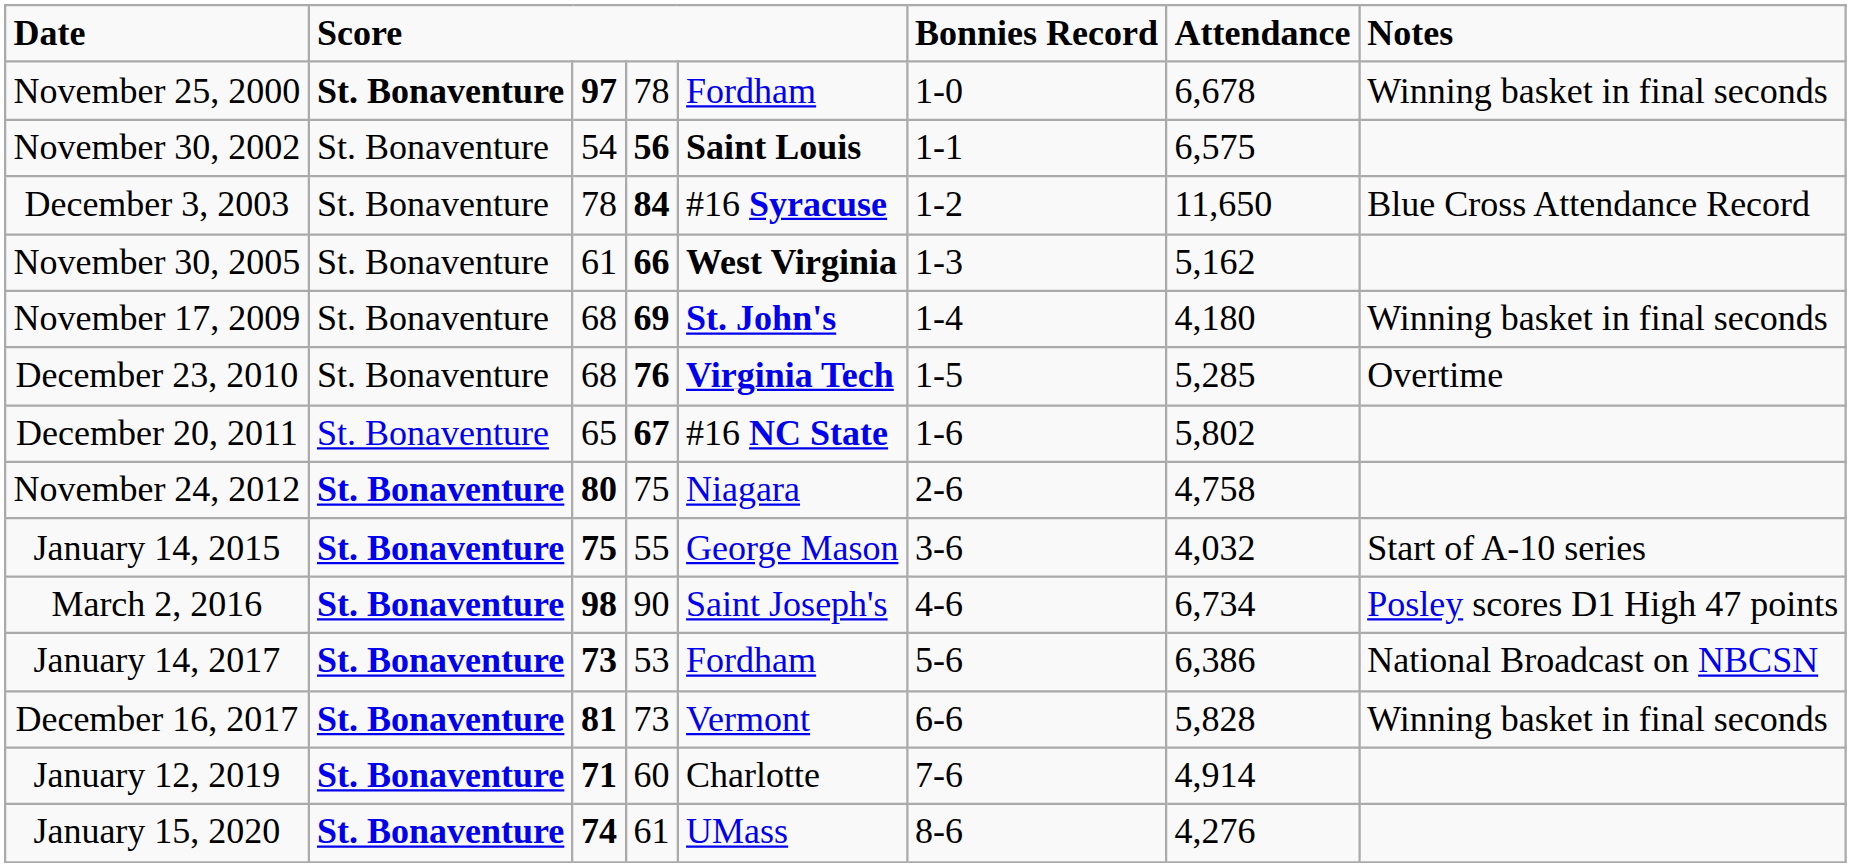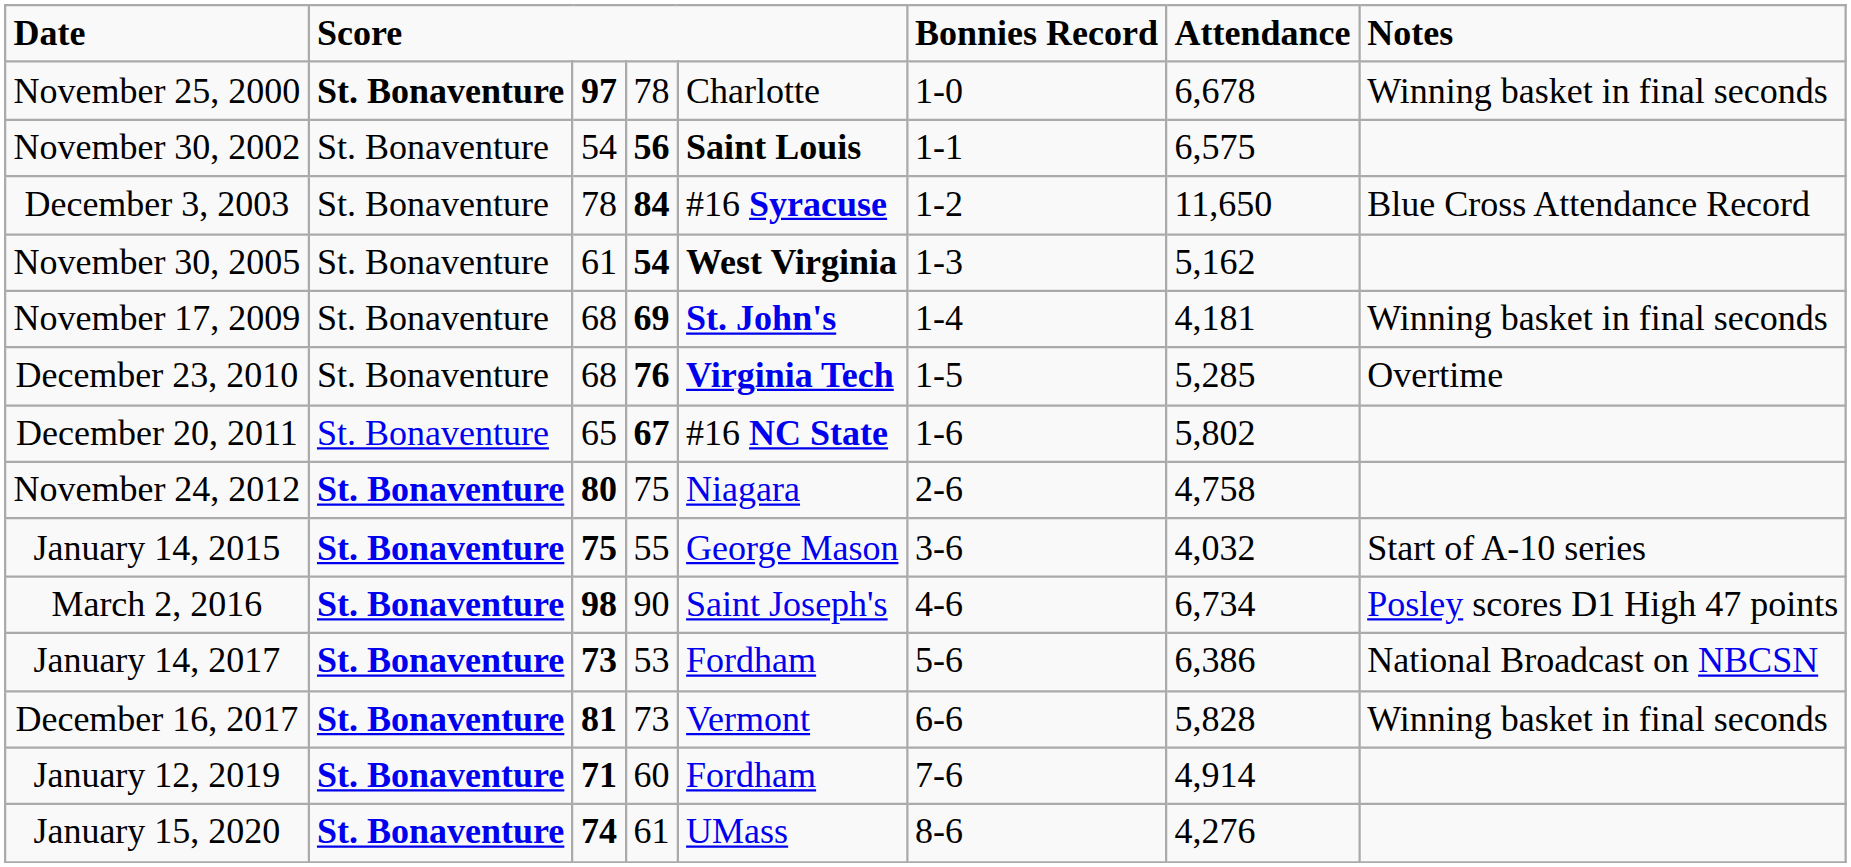(751, 90) Fordham -> (753, 90) Charlotte
(652, 261) 66 -> (652, 261) 54
(1215, 318) 4,180 -> (1215, 318) 4,181
(753, 775) Charlotte -> (751, 775) Fordham
